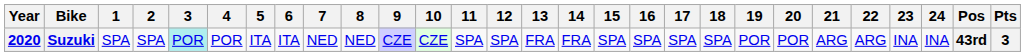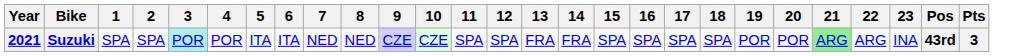- column: (937, 17)
(24, 40) 2020 -> (24, 40) 2021
(832, 40) no background -> (832, 40) lightgreen background
